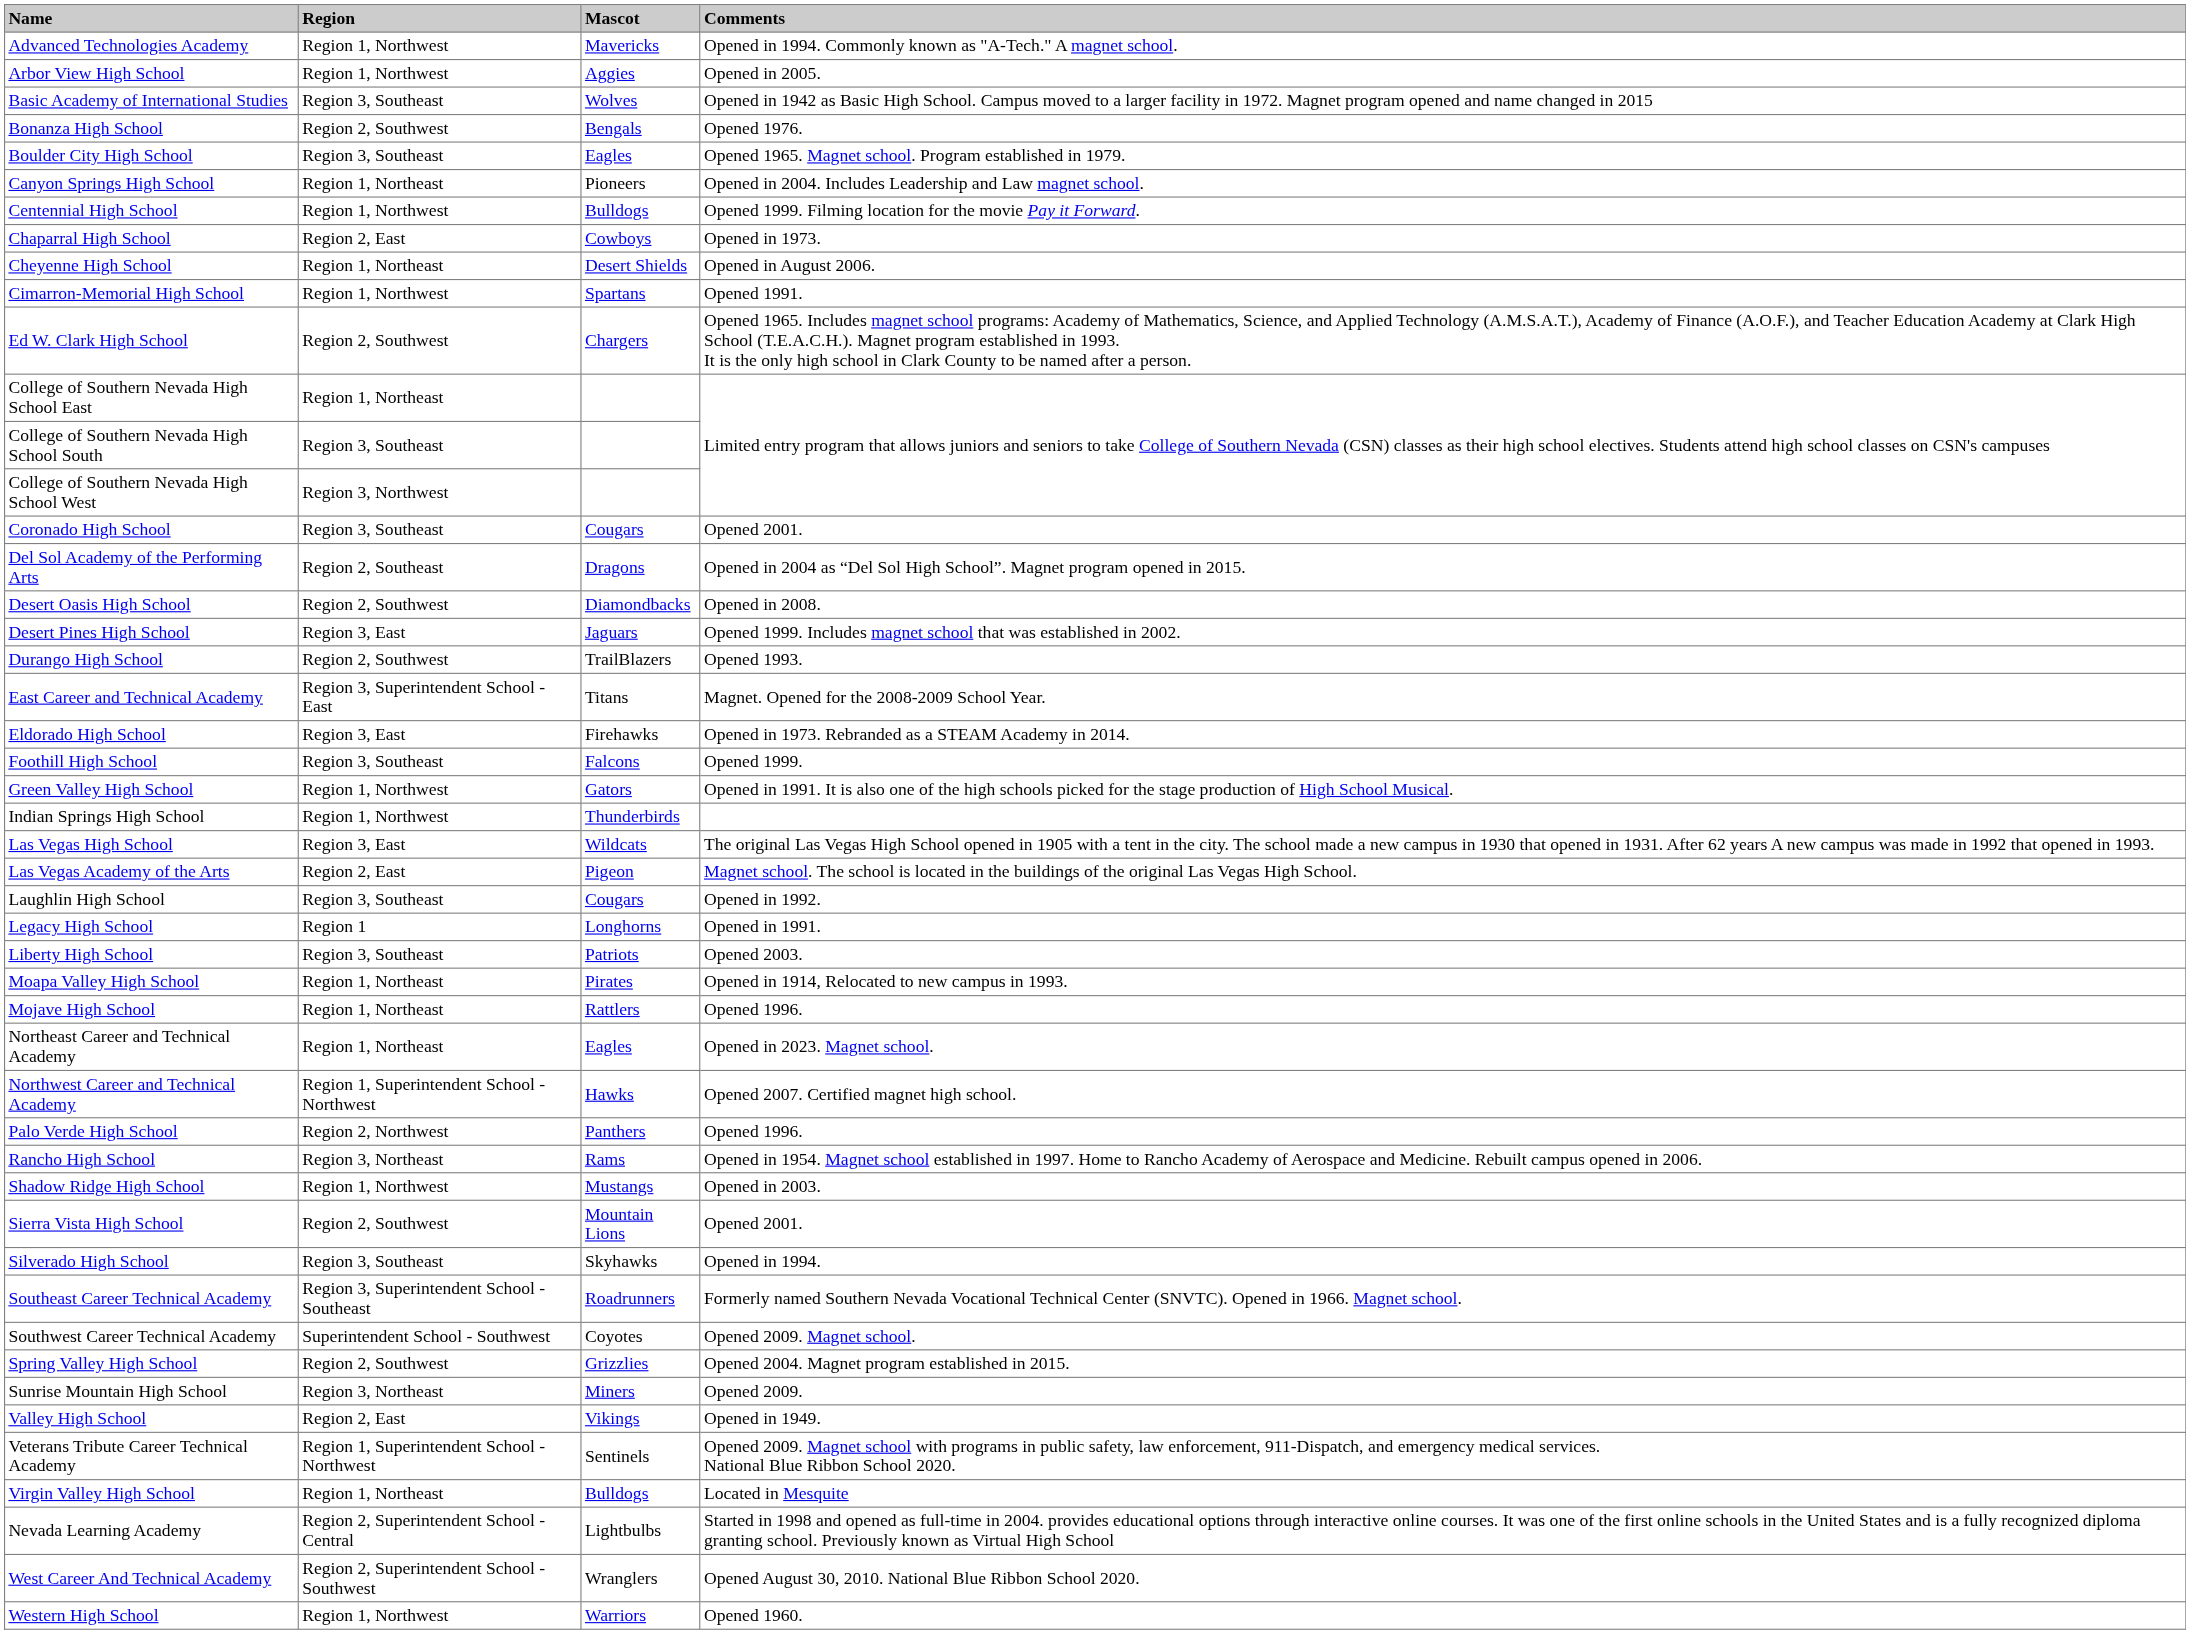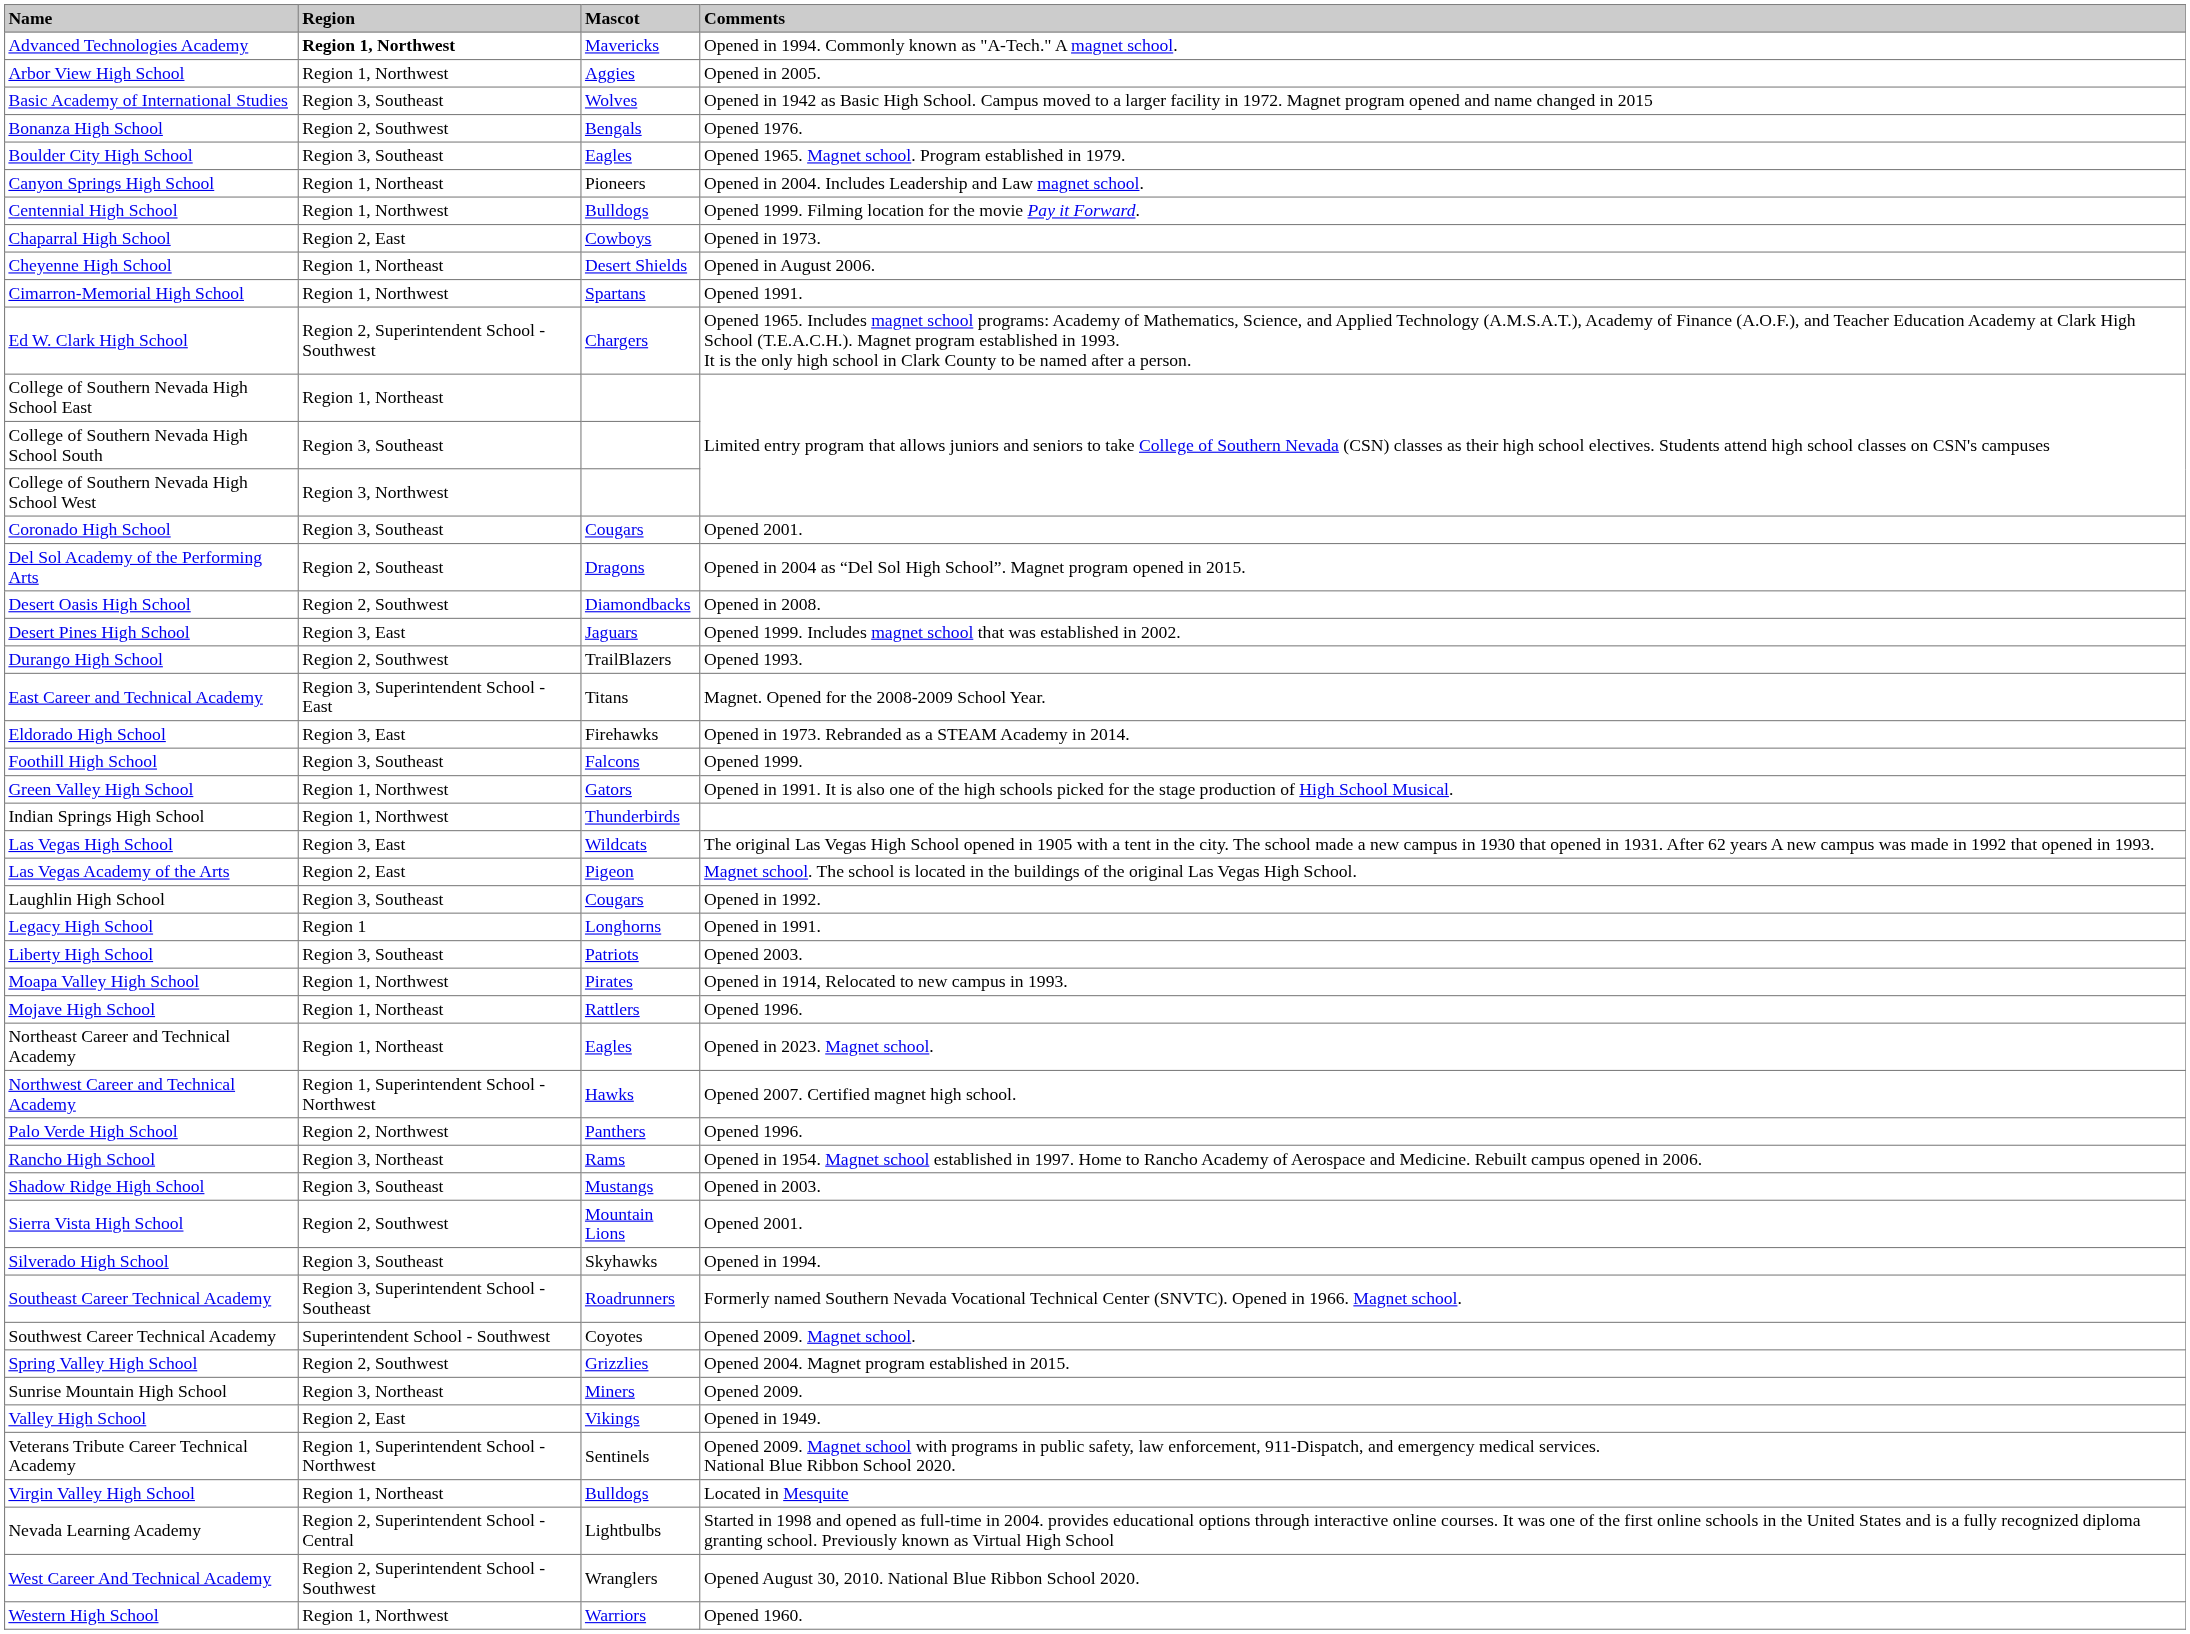(375, 45) normal -> (379, 45) bold
(375, 340) Region 2, Southwest -> (424, 340) Region 2, Superintendent School - Southwest
(373, 981) Region 1, Northeast -> (375, 981) Region 1, Northwest
(375, 1186) Region 1, Northwest -> (373, 1186) Region 3, Southeast
